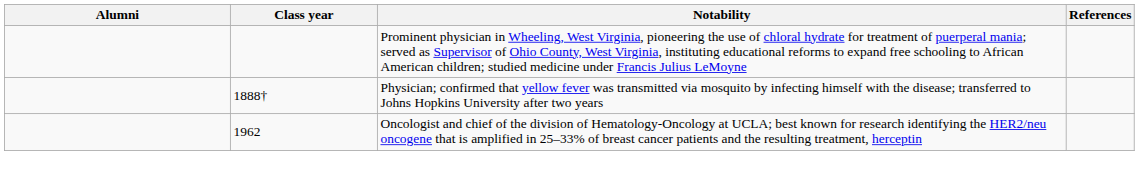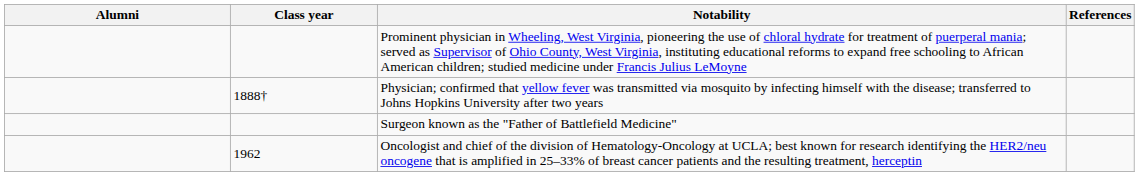+ row: (529, 124)
